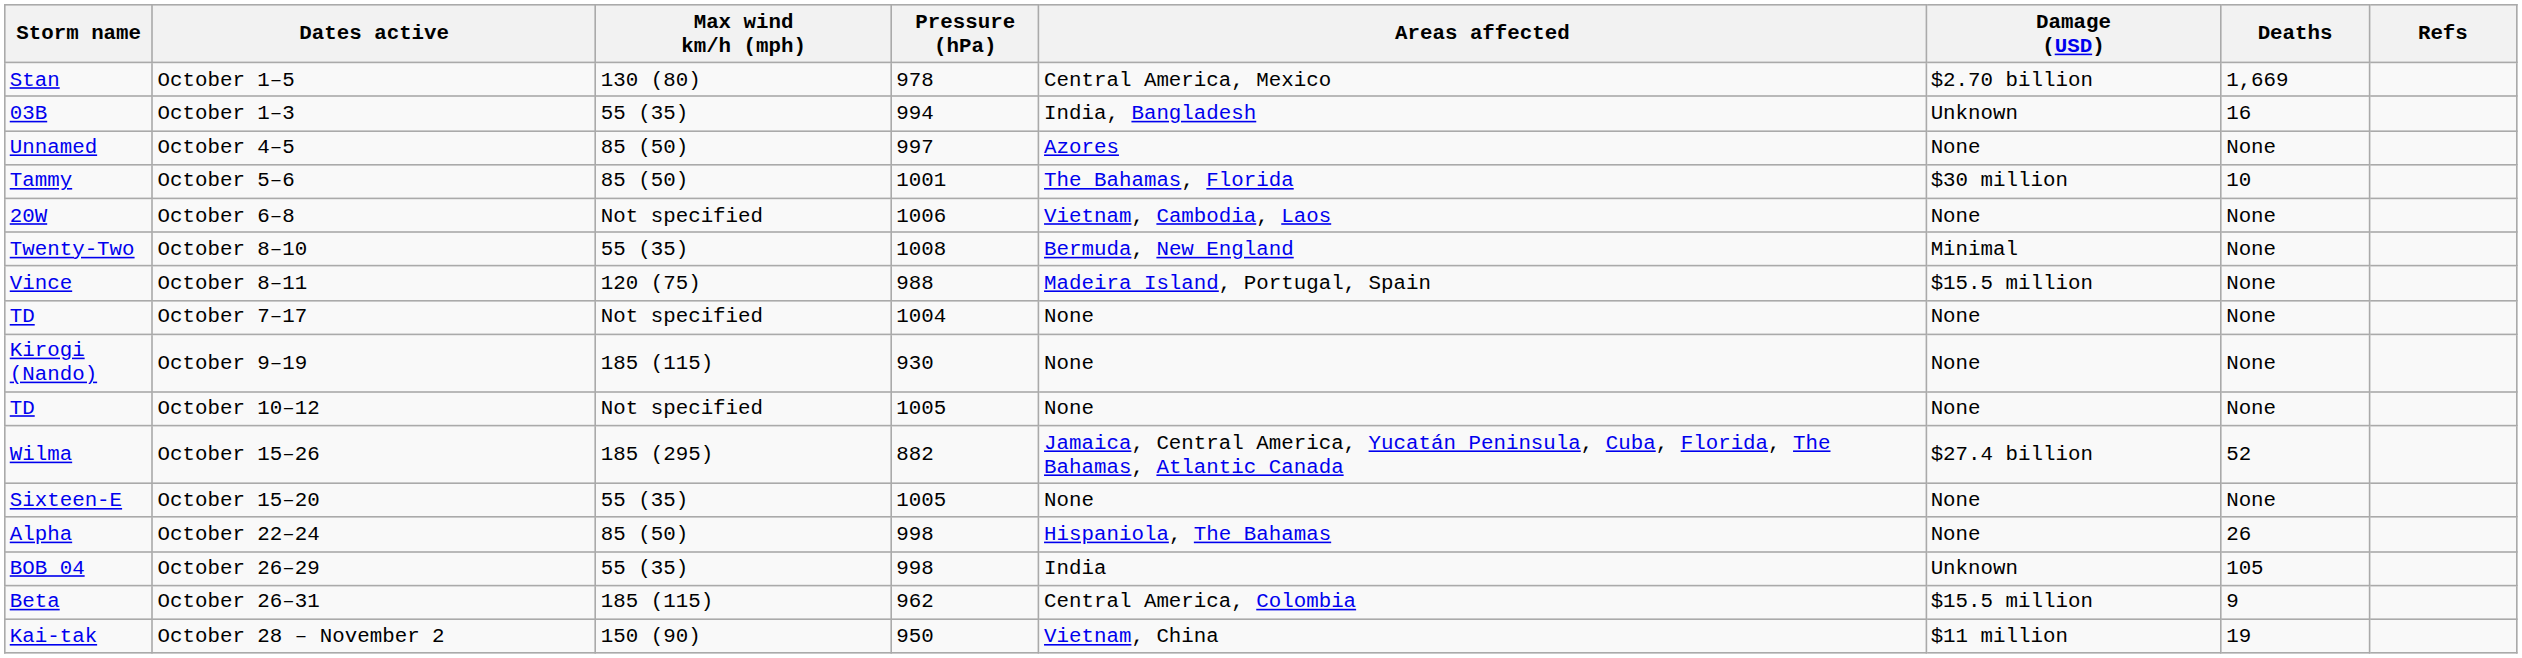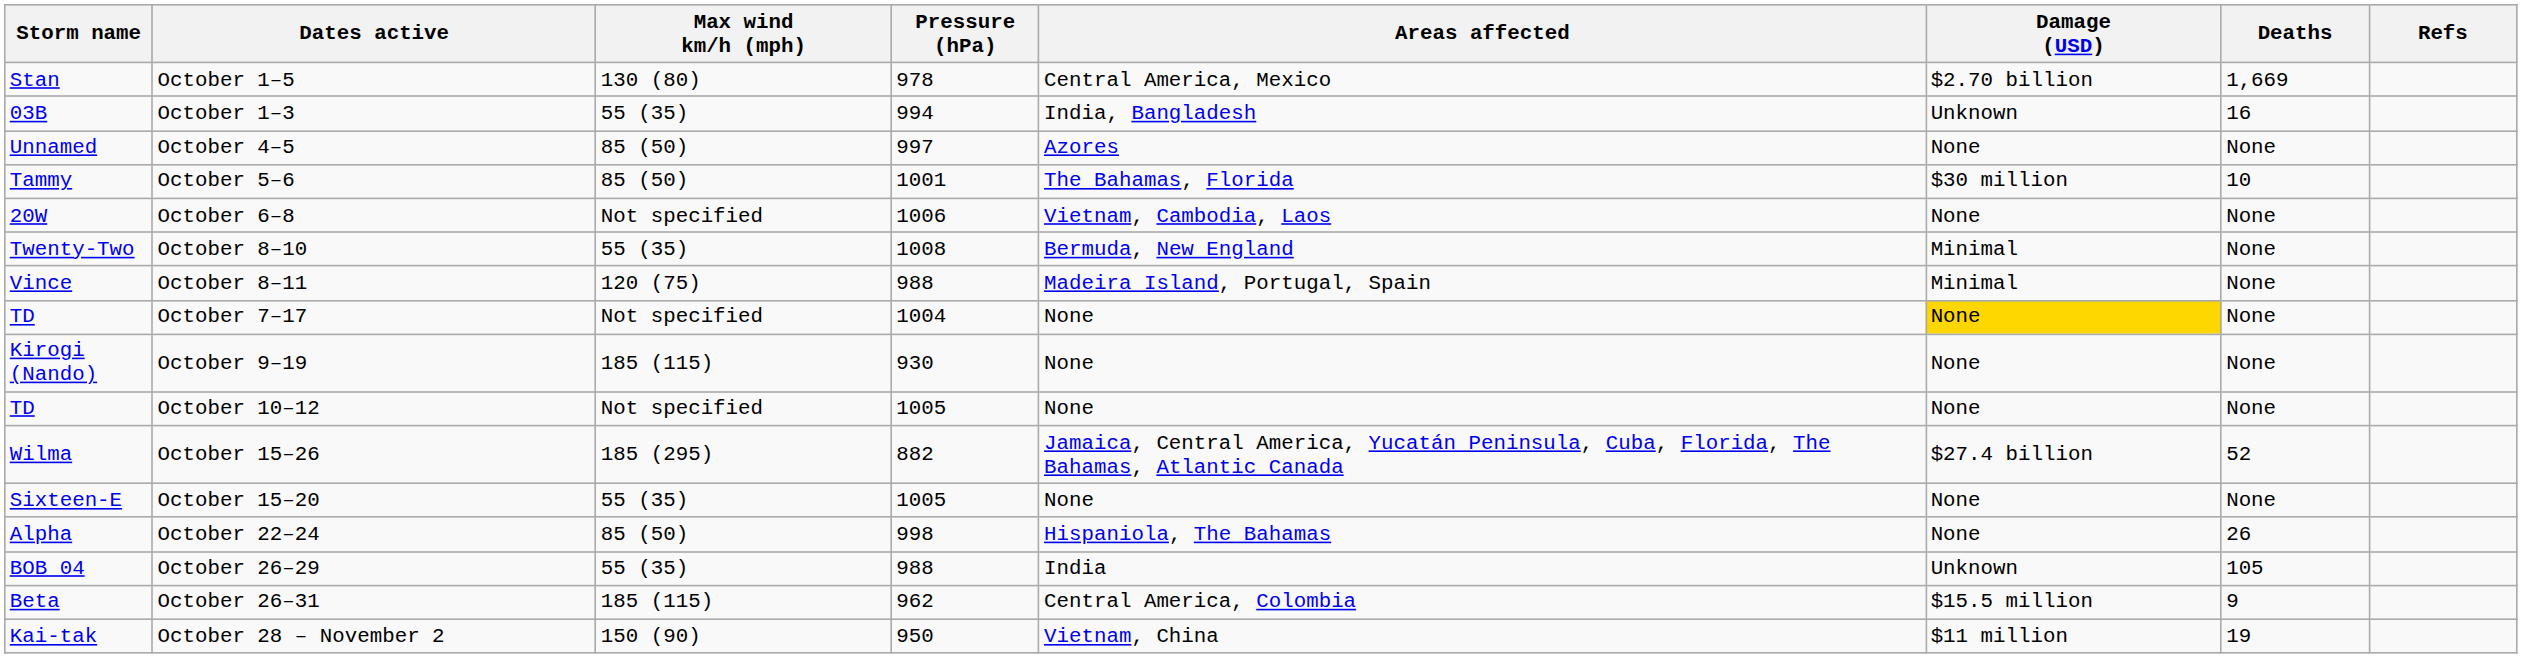(2012, 283) $15.5 million -> (1974, 283) Minimal
(1956, 317) no background -> (1956, 317) gold background
(915, 568) 998 -> (915, 568) 988
